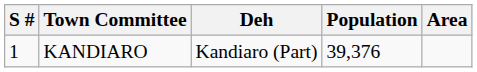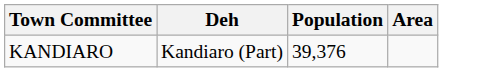- column: (22, 19)
